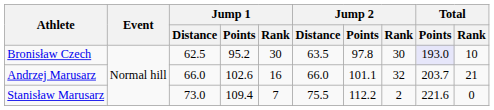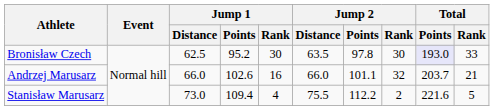(472, 55) 10 -> (472, 55) 33
(276, 95) 7 -> (276, 95) 4
(472, 95) 0 -> (472, 95) 5
